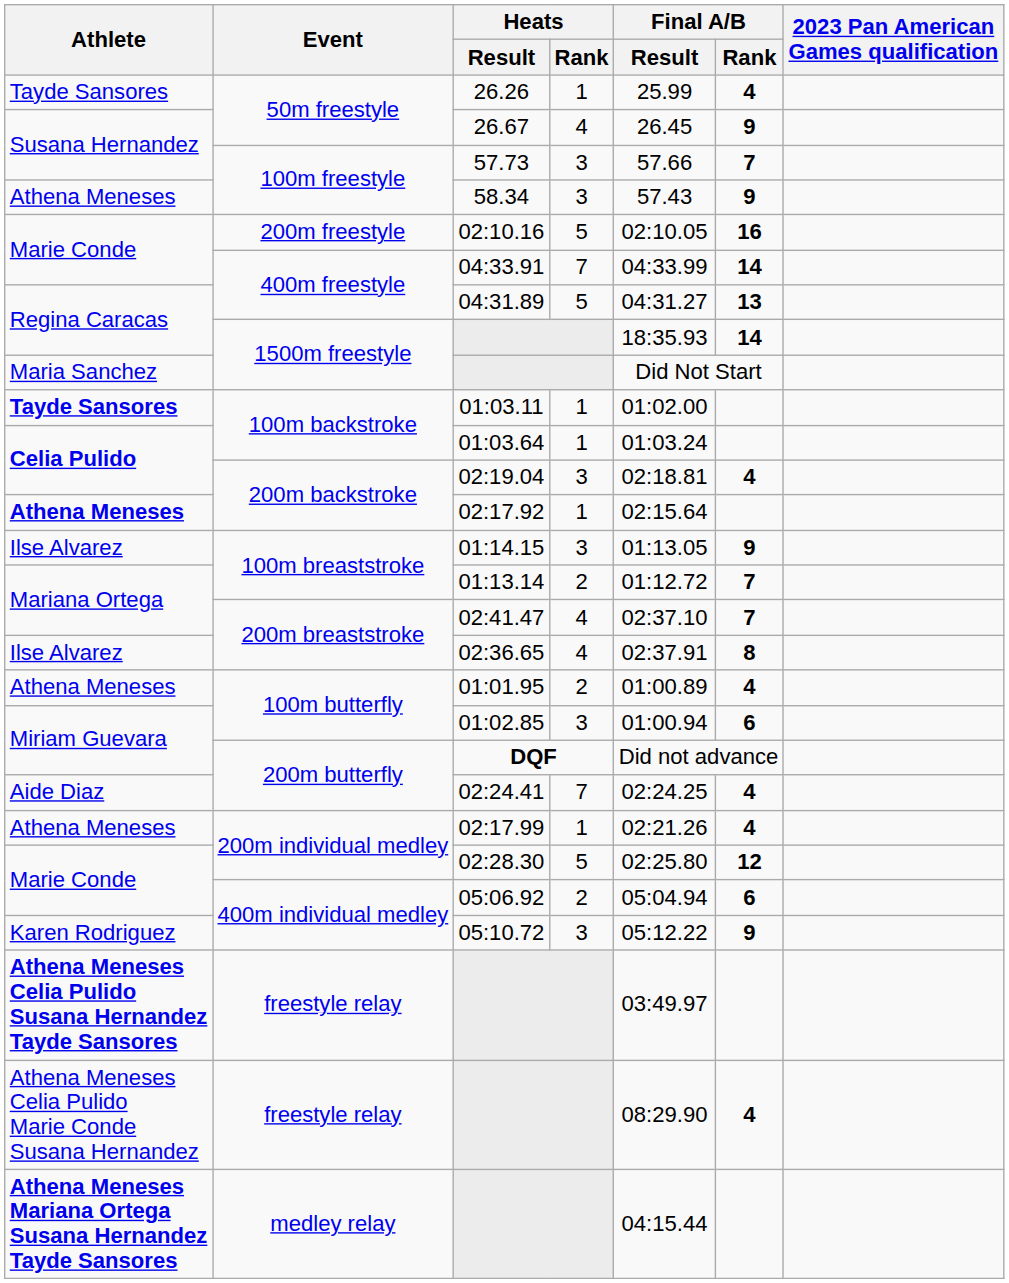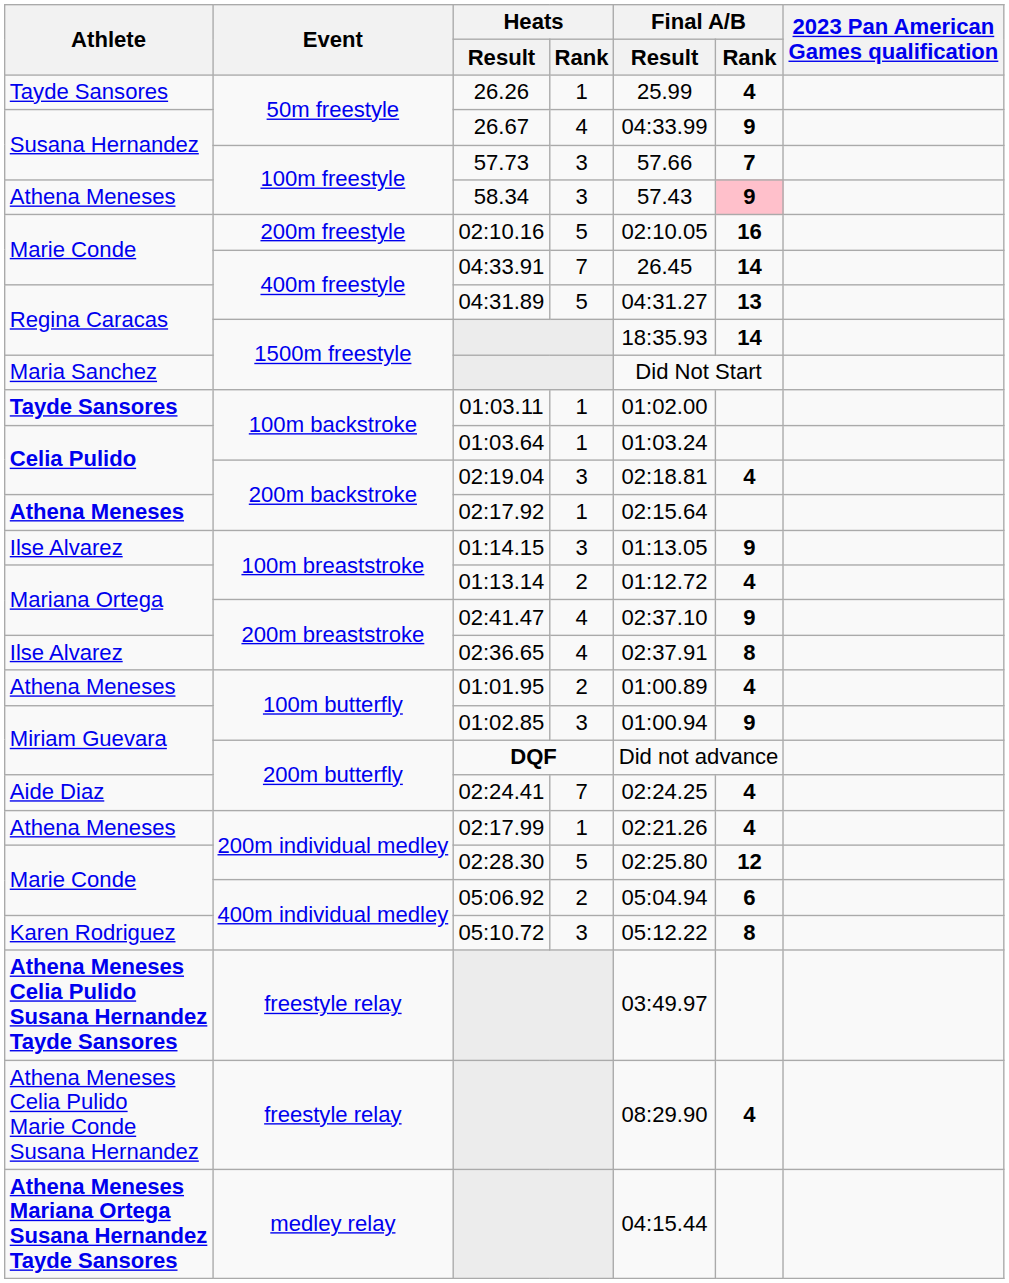(665, 127) 26.45 -> (665, 127) 04:33.99
(749, 197) no background -> (749, 197) pink background
(665, 267) 04:33.99 -> (665, 267) 26.45
(749, 582) 7 -> (749, 582) 4
(749, 617) 7 -> (749, 617) 9
(749, 722) 6 -> (749, 722) 9
(749, 932) 9 -> (749, 932) 8
